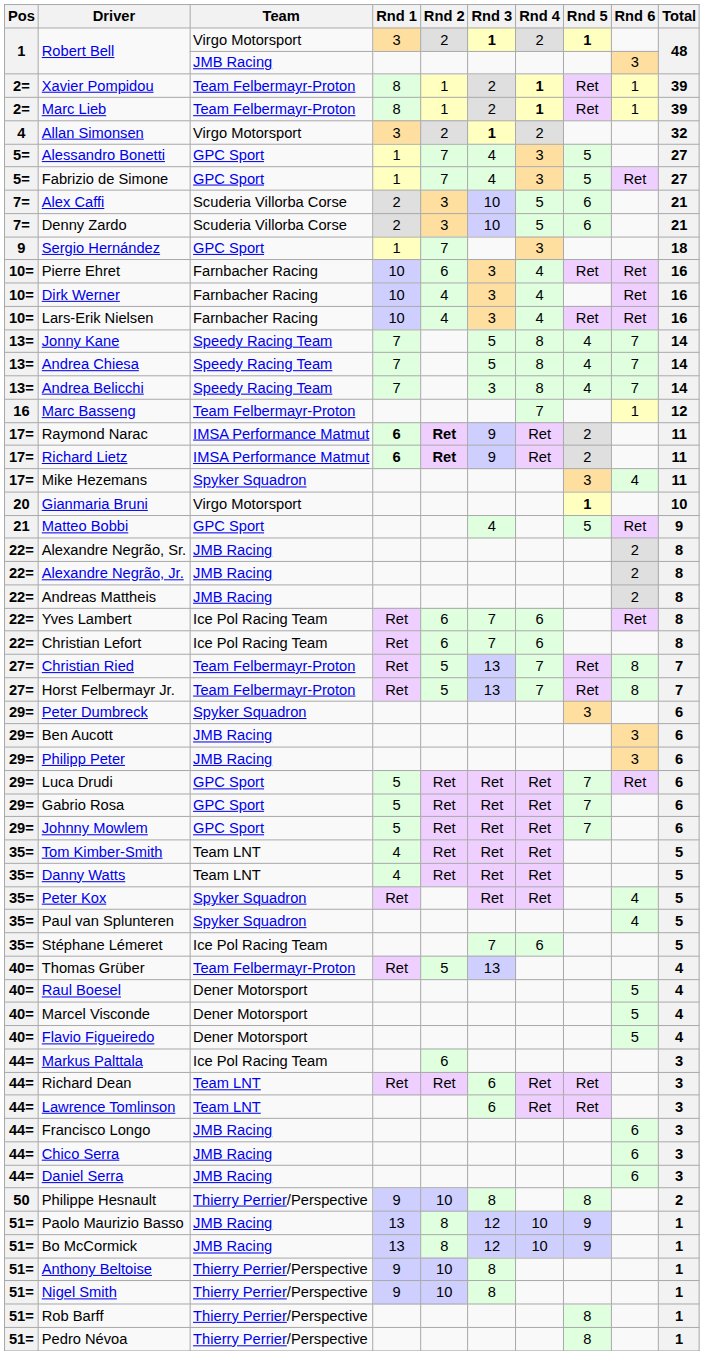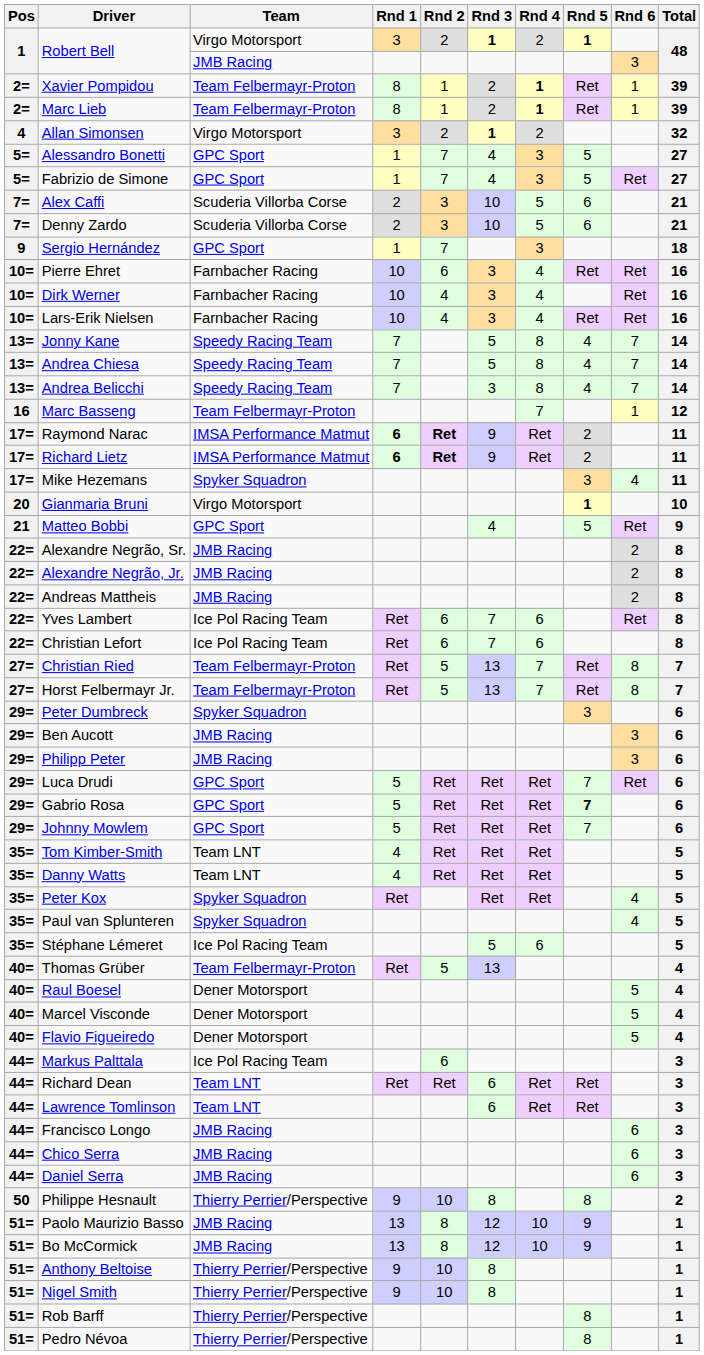(587, 805) normal -> (587, 805) bold
(492, 945) 7 -> (492, 945) 5
